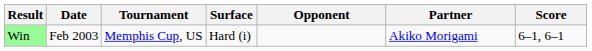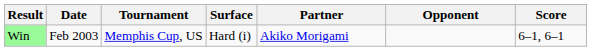columns swapped: (451, 14) <-> (322, 14)
